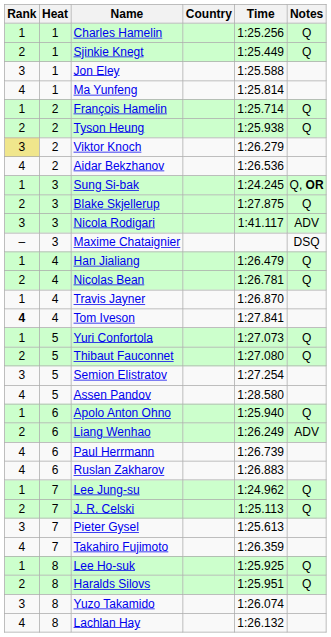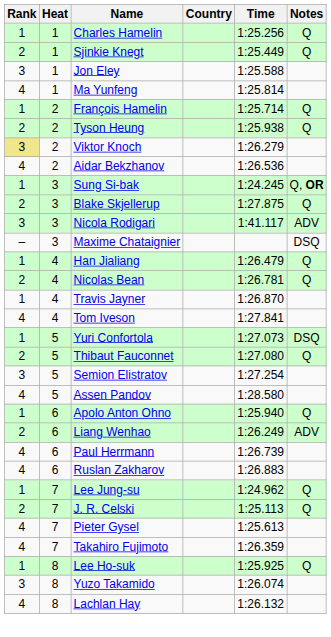(22, 318) bold -> (22, 318) normal
(307, 337) Q -> (307, 337) DSQ
(22, 527) 3 -> (22, 527) 4
- row: (112, 584)
